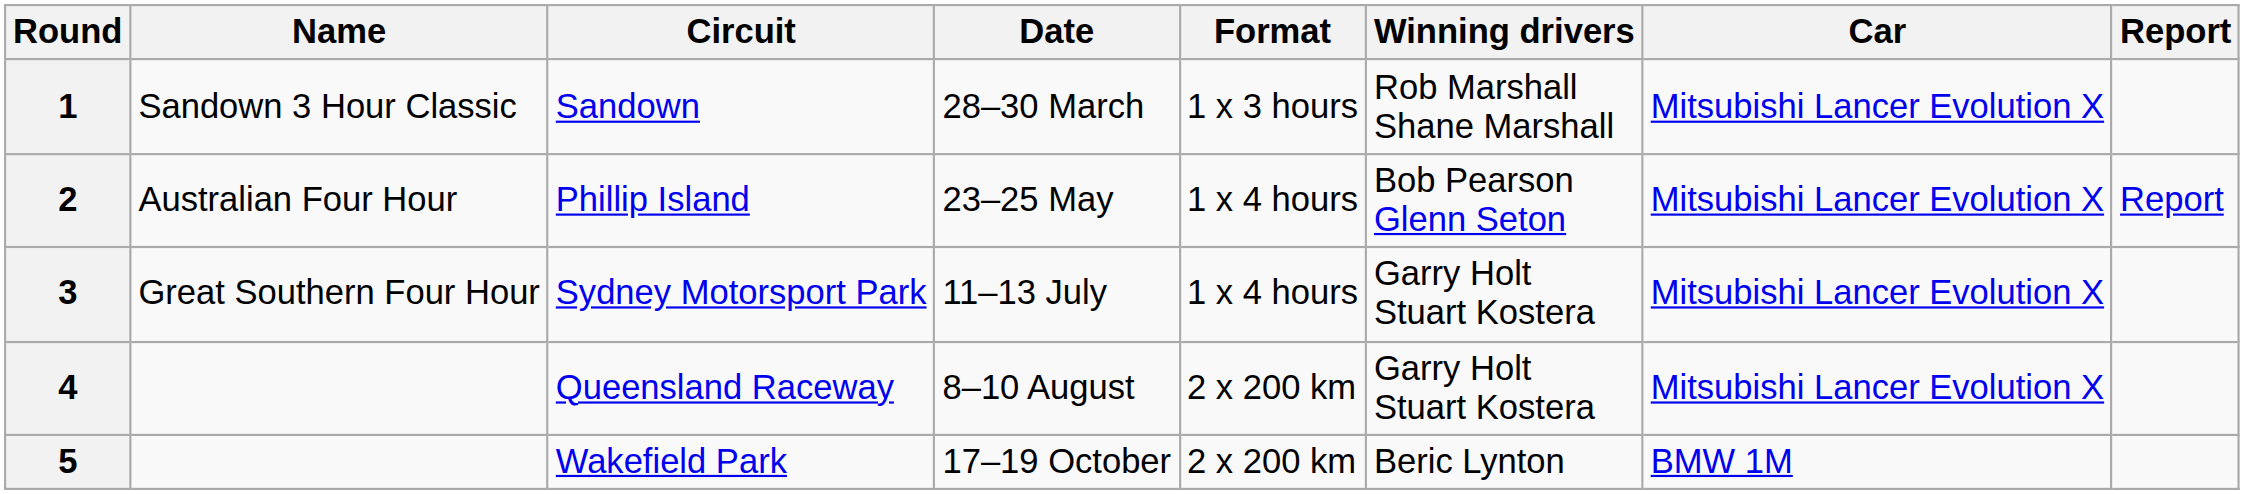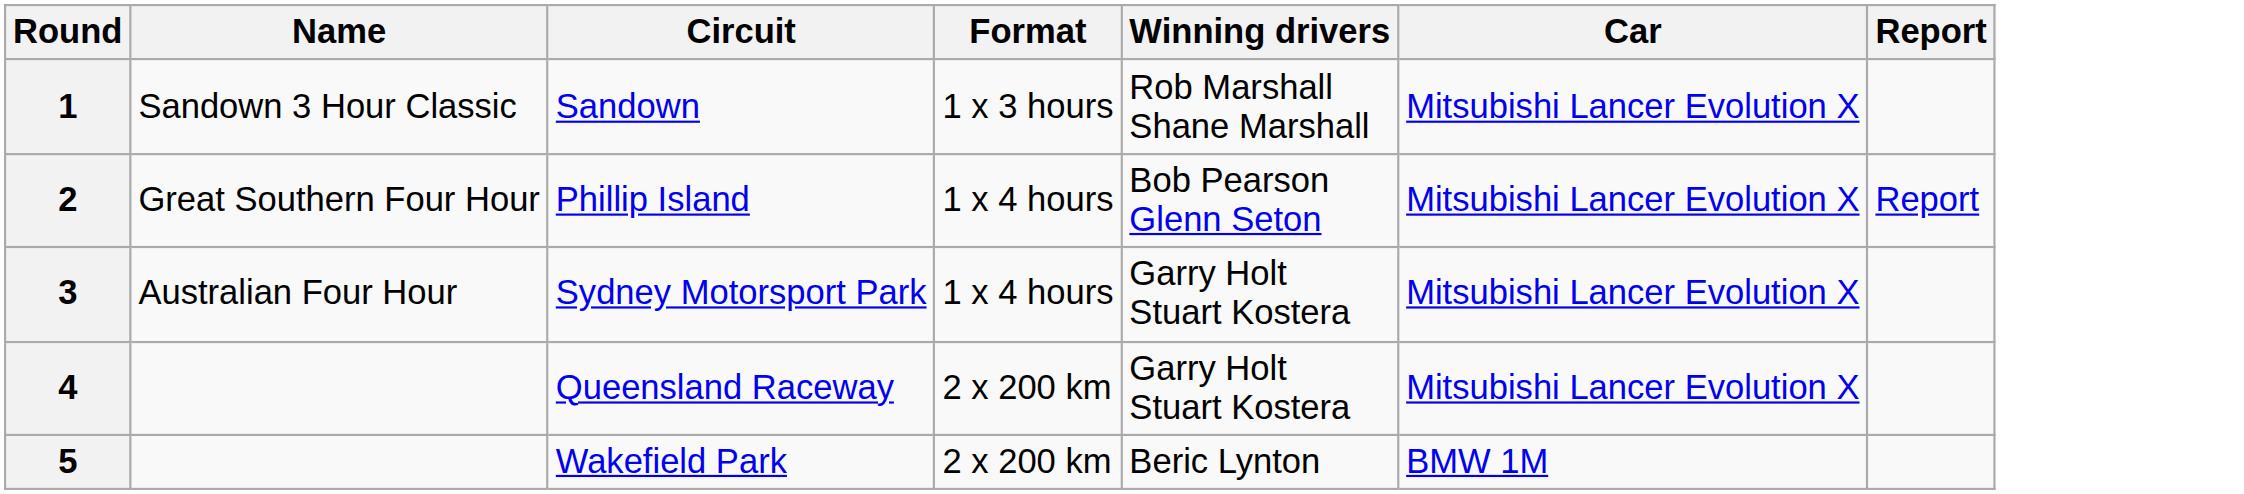- column: (1057, 31)
(298, 199) Australian Four Hour -> (339, 199) Great Southern Four Hour
(339, 293) Great Southern Four Hour -> (298, 293) Australian Four Hour
